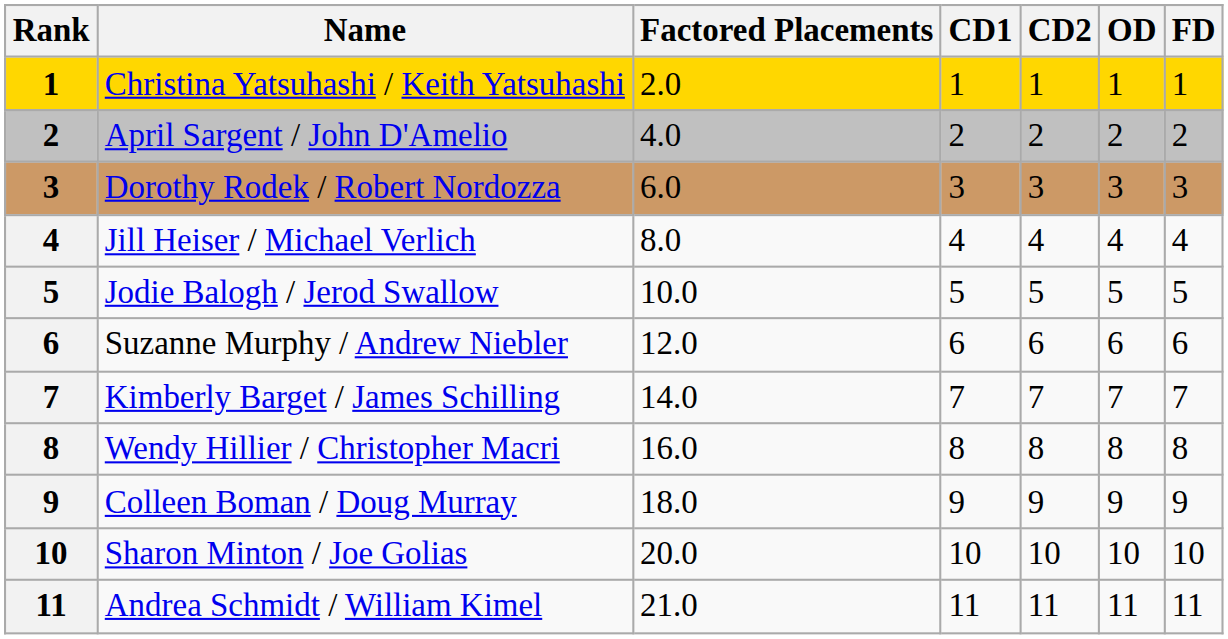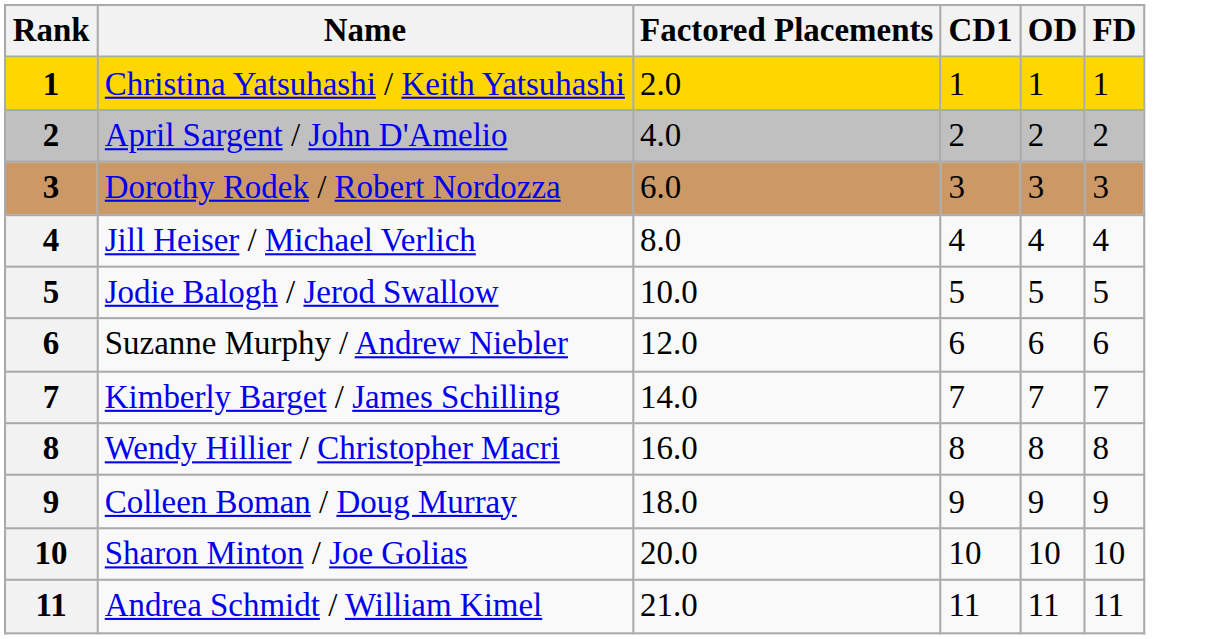- column: (1060, 30)
